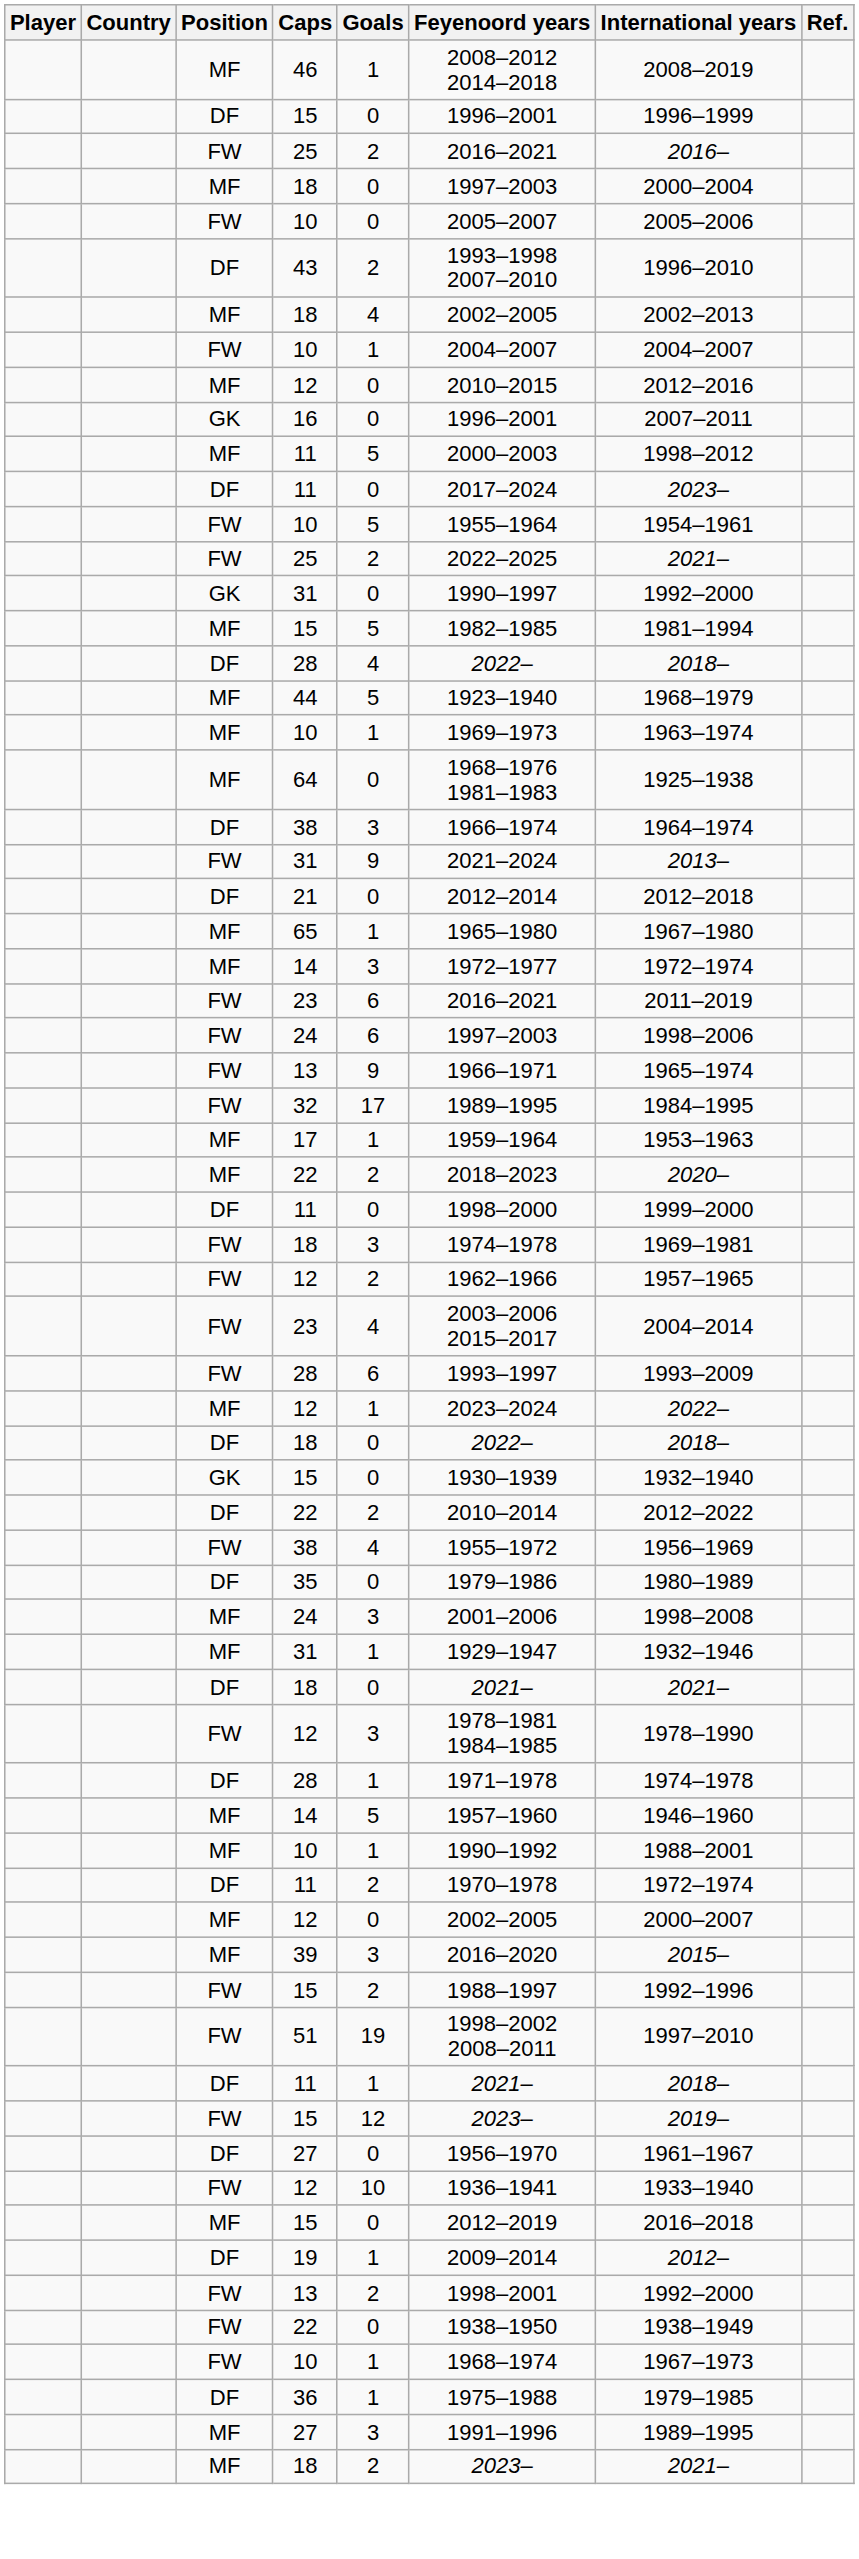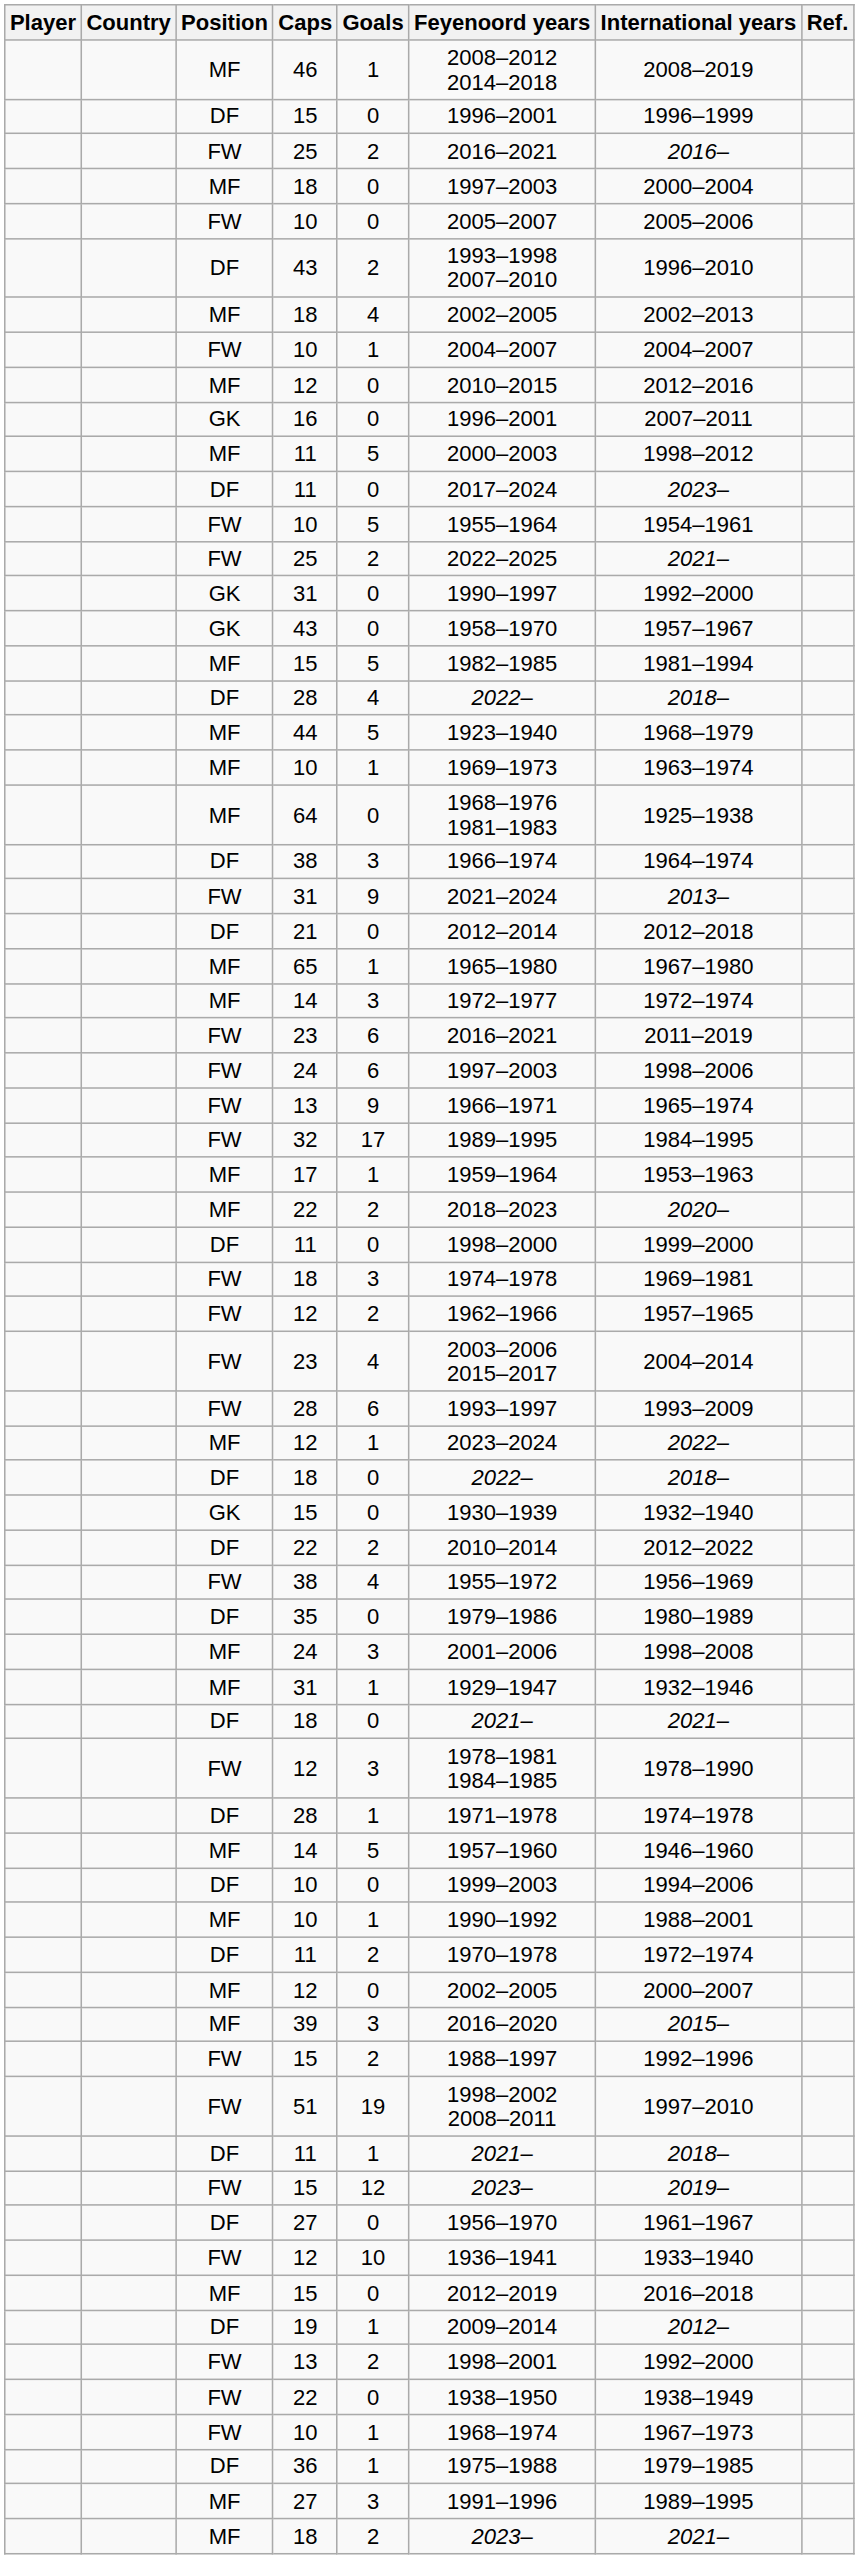+ row: (225, 628)
+ row: (225, 1885)
